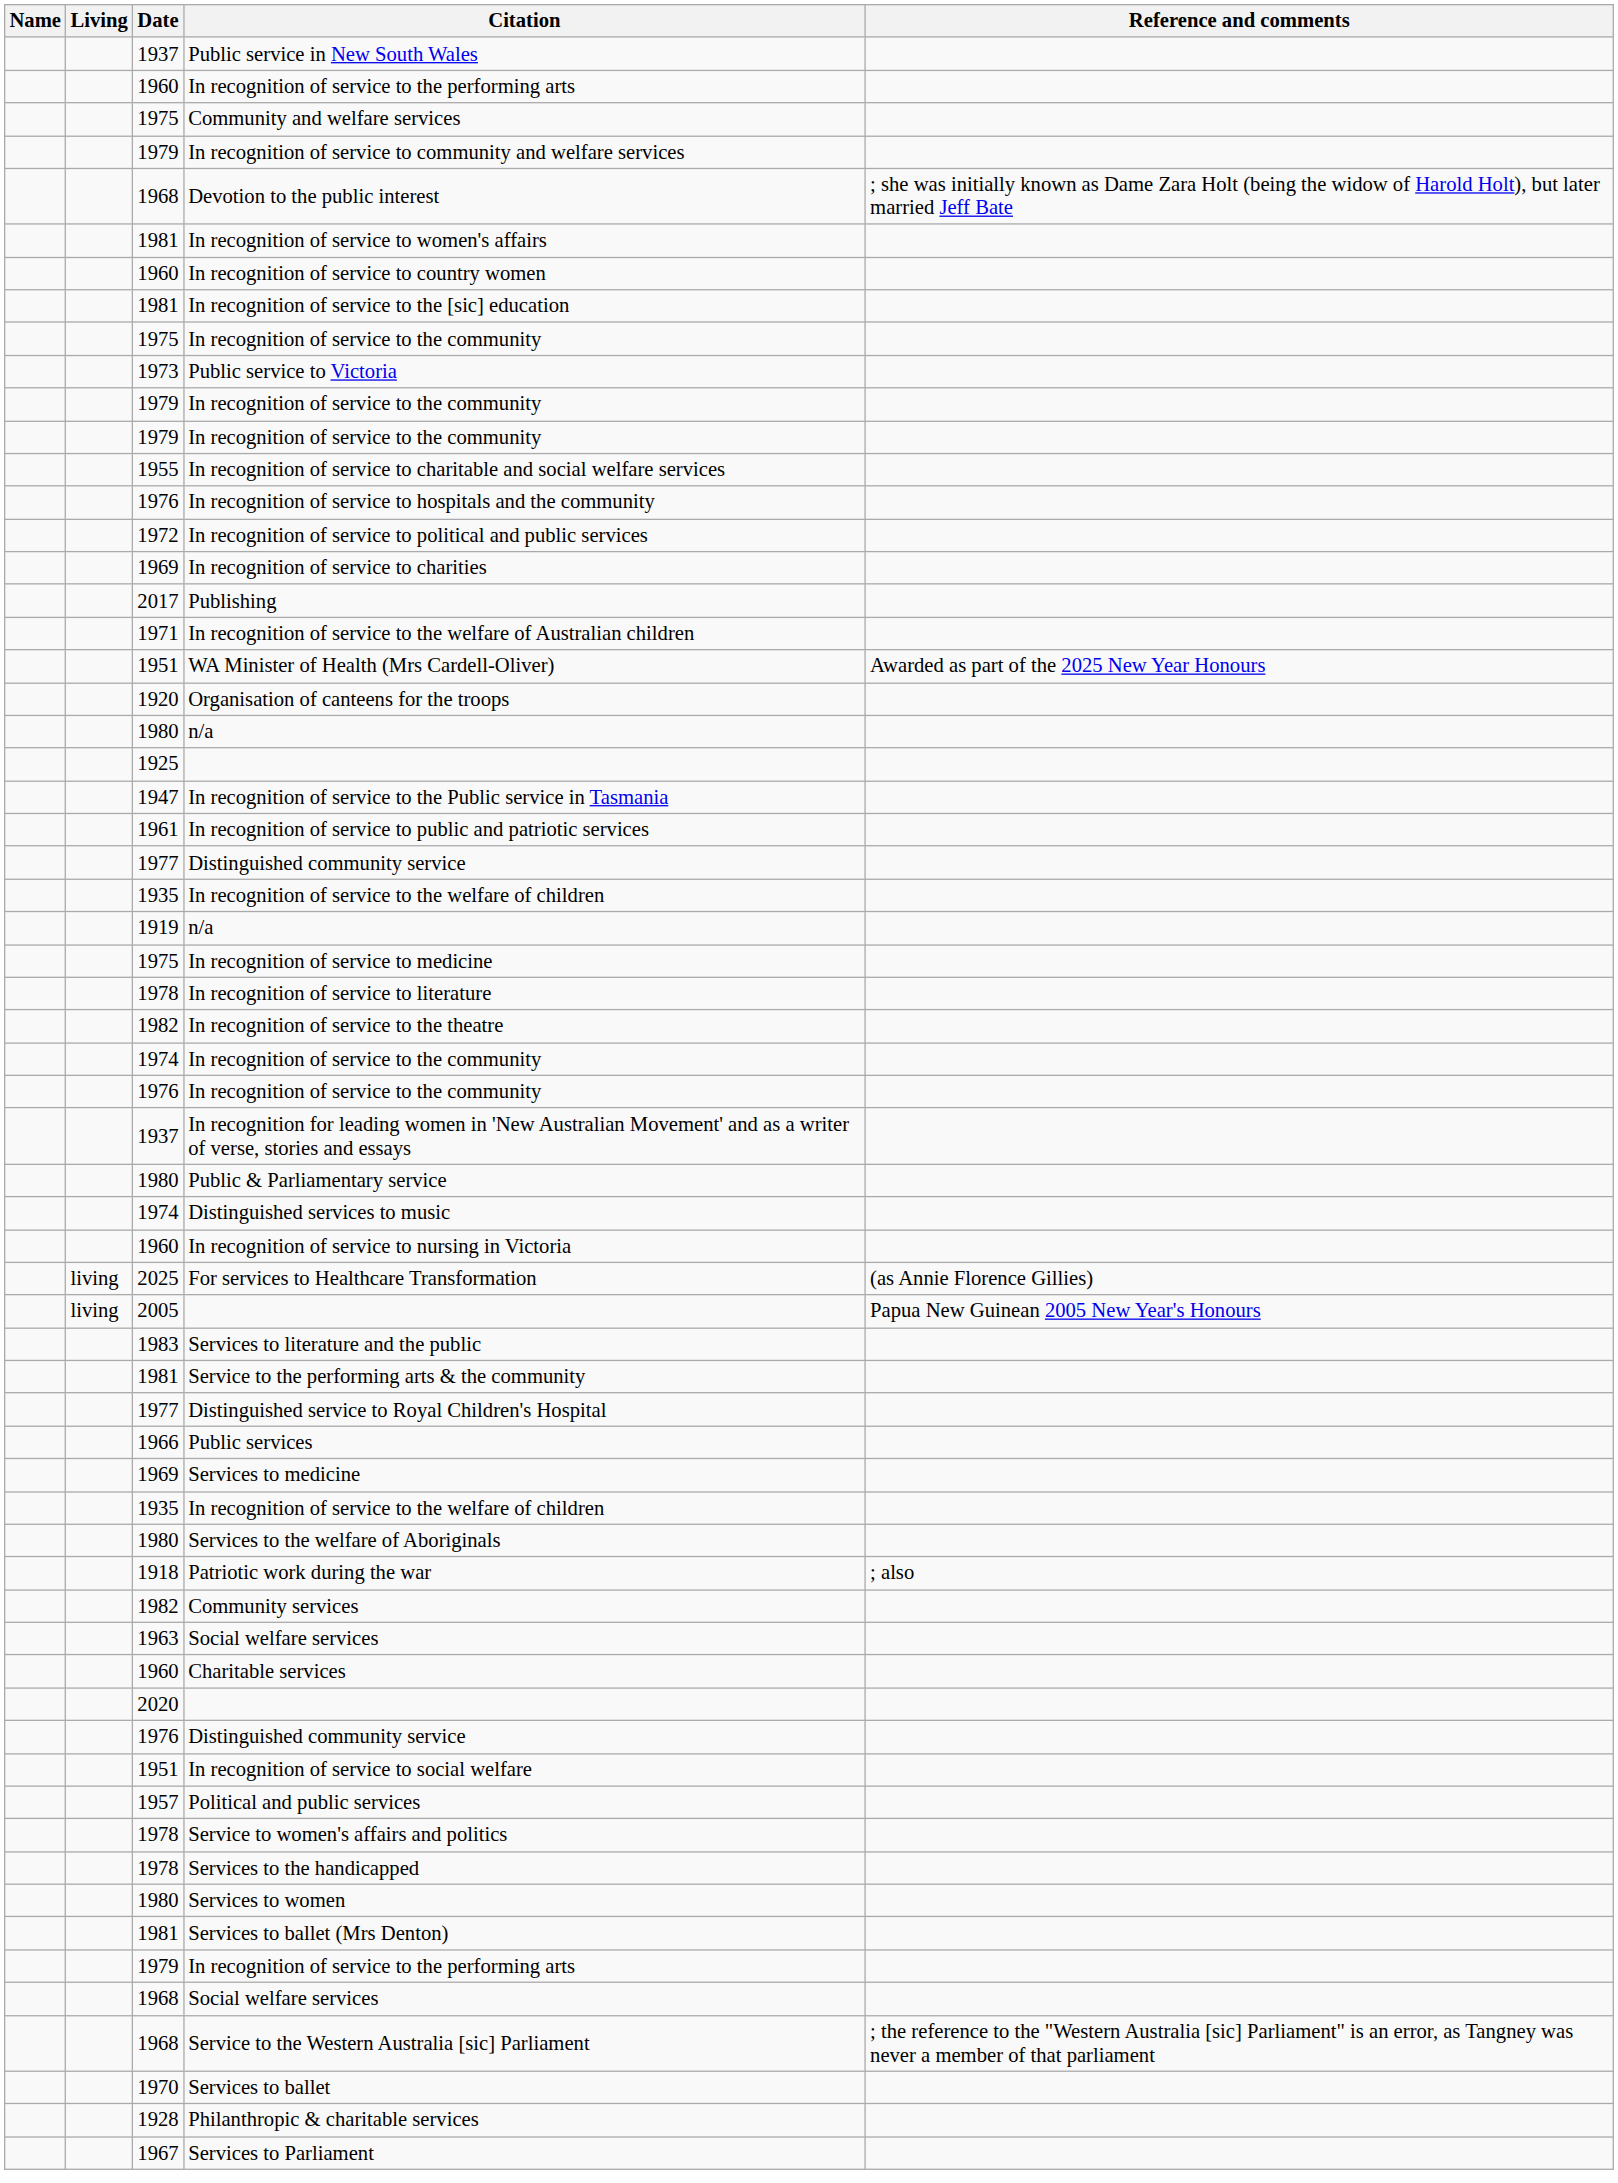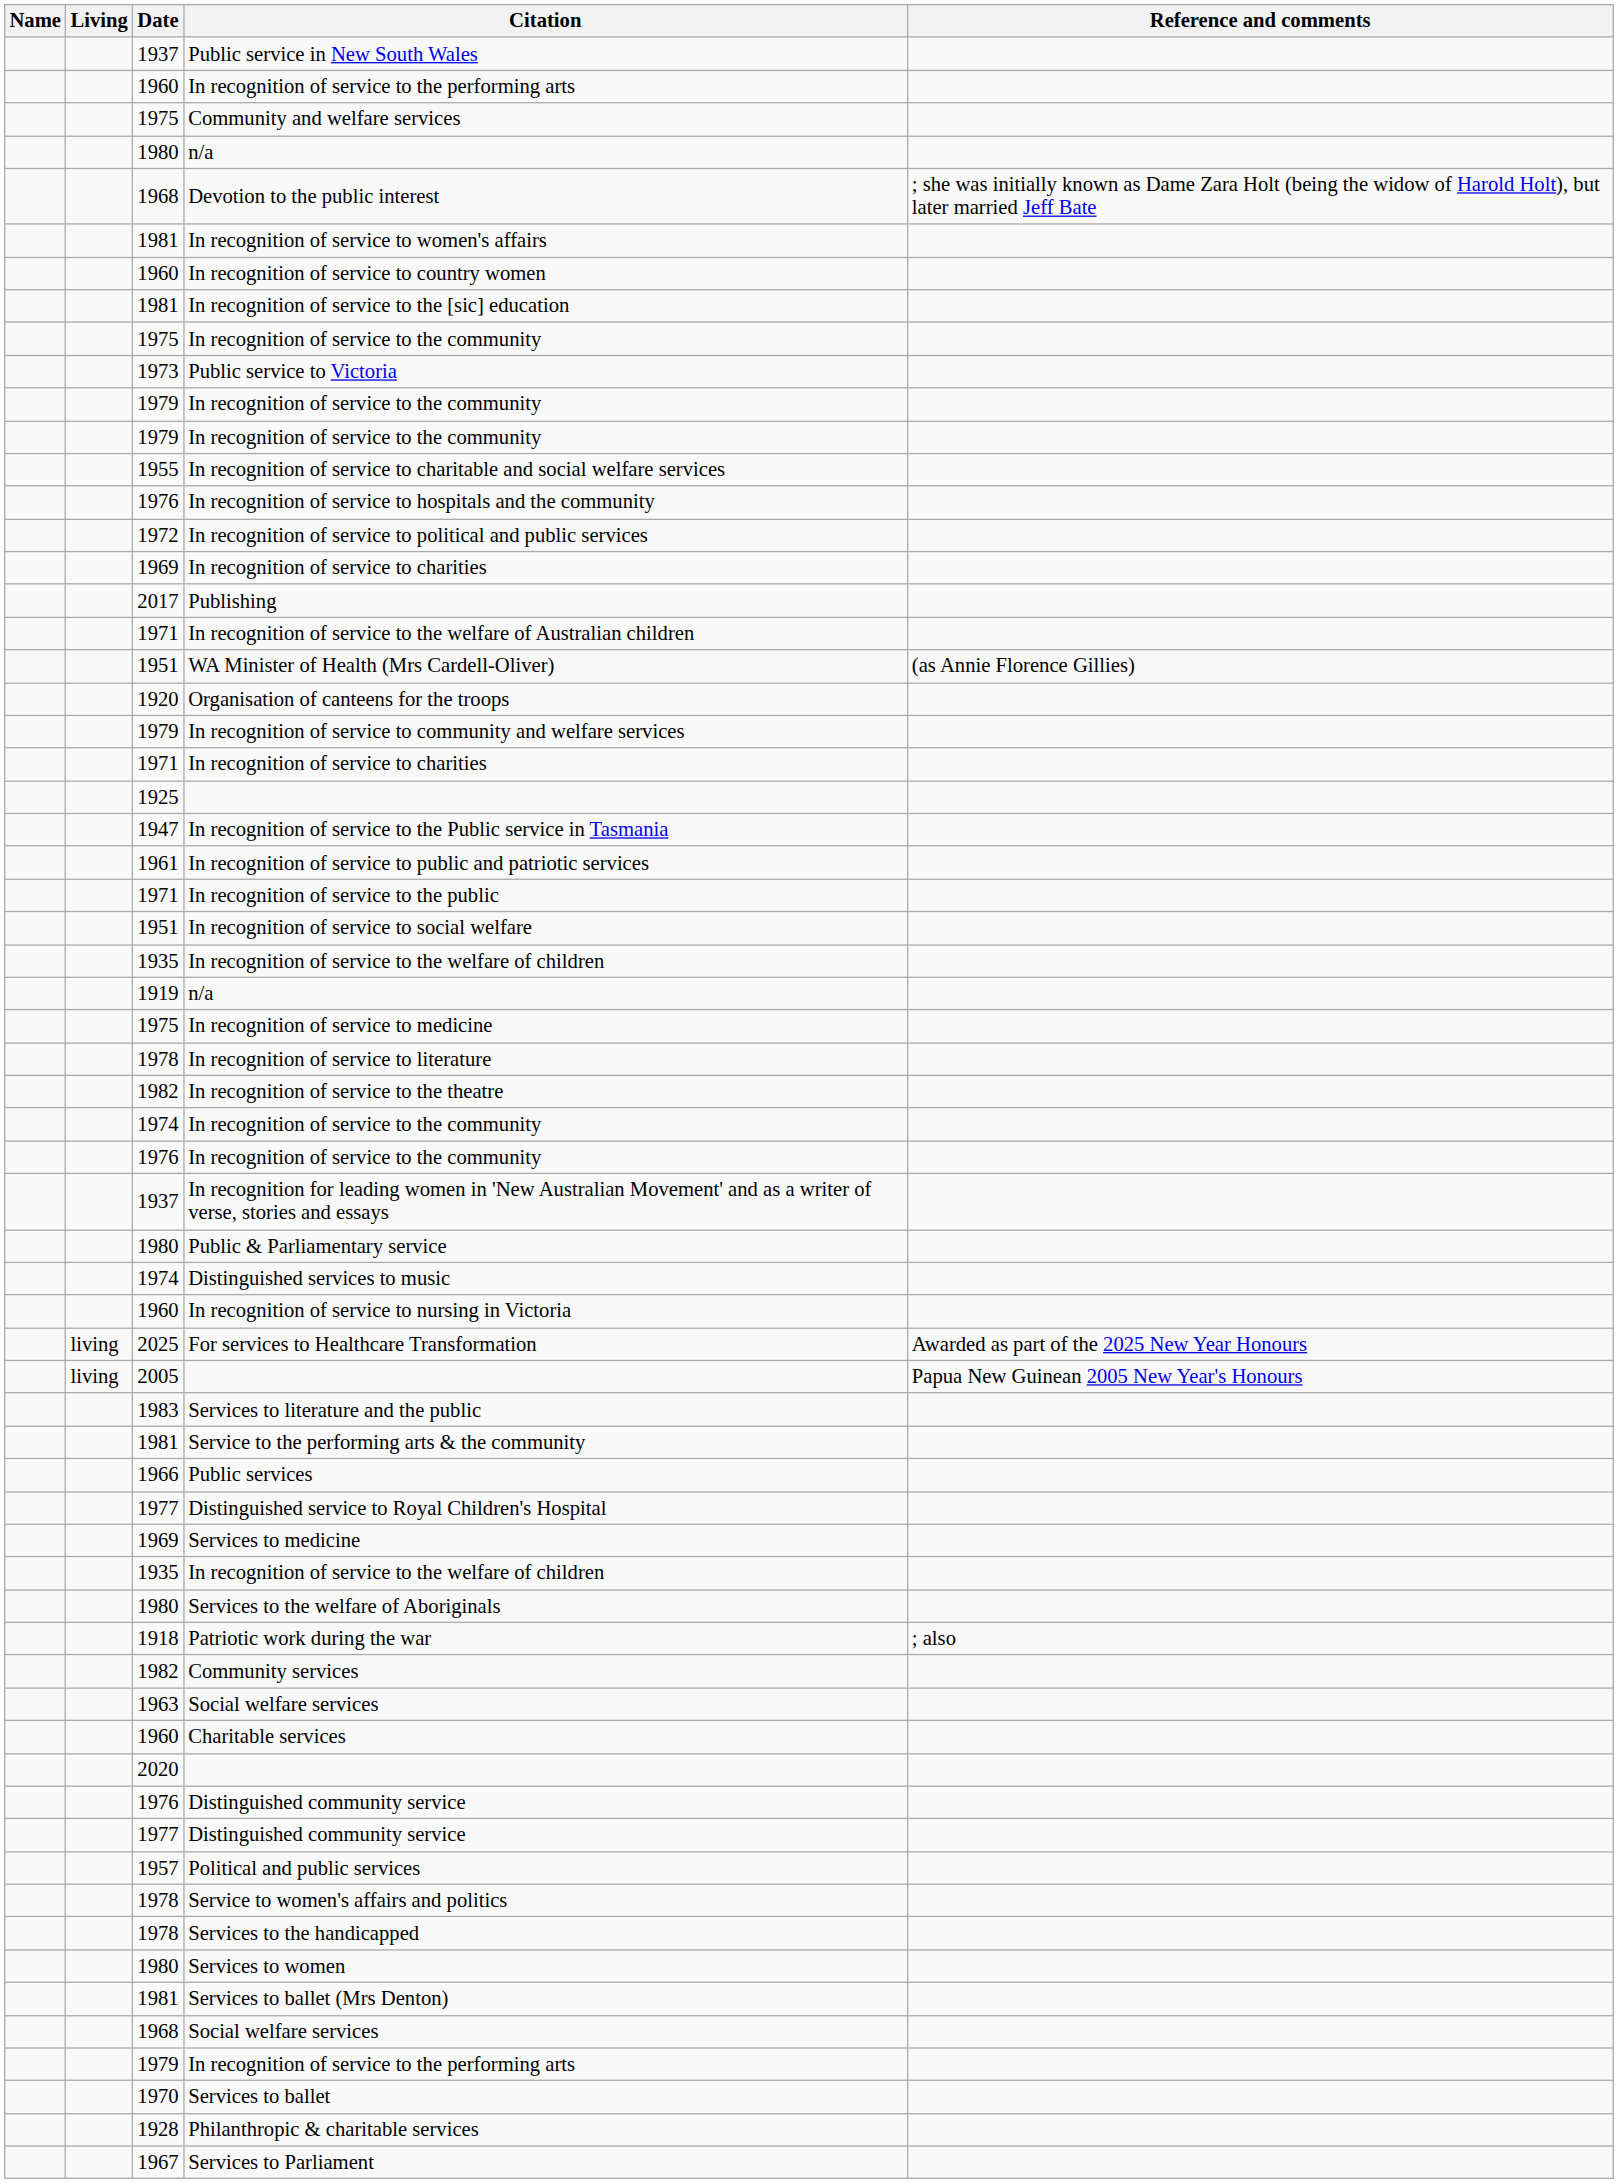rows swapped: (158, 151) <-> (158, 731)
(1068, 666) Awarded as part of the 2025 New Year Honours -> (1023, 666) (as Annie Florence Gillies)
+ row: (158, 764)
+ row: (158, 895)
rows swapped: (158, 1769) <-> (158, 862)
(982, 1278) (as Annie Florence Gillies) -> (1109, 1343) Awarded as part of the 2025 New Year Honours
rows swapped: (158, 1442) <-> (158, 1409)
rows swapped: (158, 1998) <-> (158, 1965)
- row: (158, 2042)
